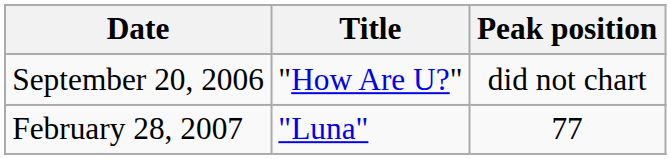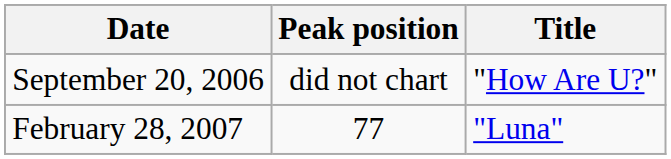columns swapped: (370, 29) <-> (567, 29)
